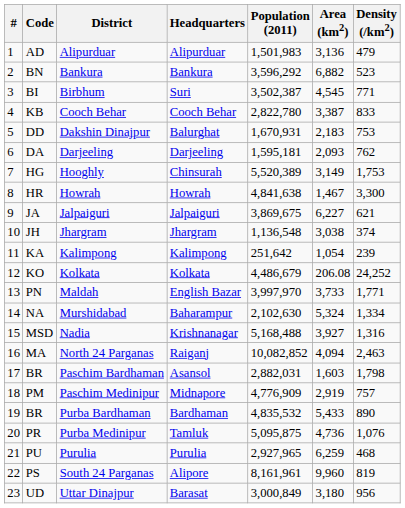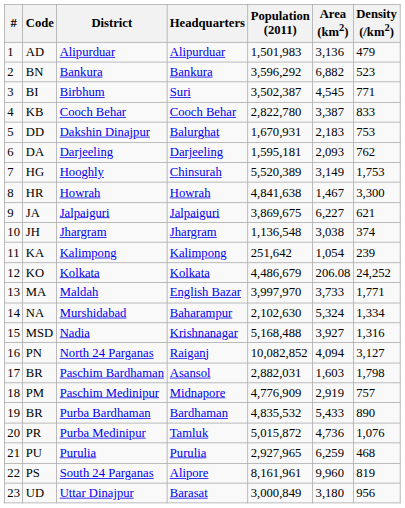(34, 292) PN -> (36, 292) MA
(36, 352) MA -> (34, 352) PN
(370, 352) 2,463 -> (370, 352) 3,127
(276, 433) 5,095,875 -> (276, 433) 5,015,872
